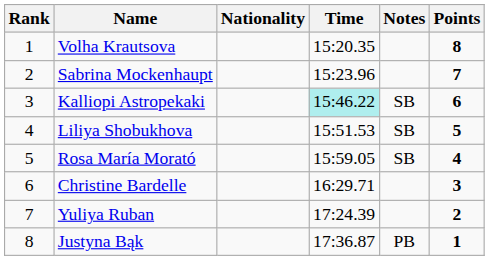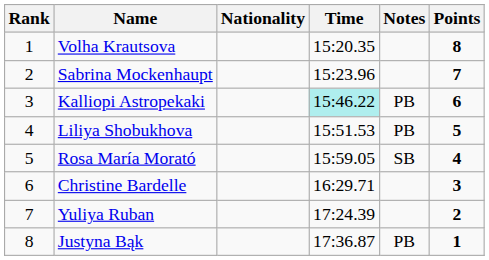(404, 102) SB -> (404, 102) PB
(404, 130) SB -> (404, 130) PB
